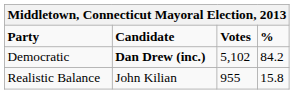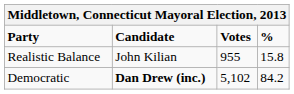rows swapped: (38, 57) <-> (54, 78)
